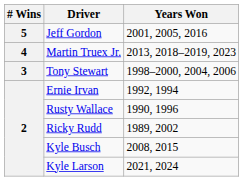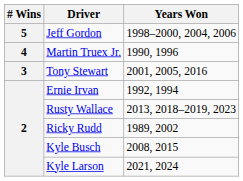(167, 33) 2001, 2005, 2016 -> (181, 33) 1998–2000, 2004, 2006
(181, 52) 2013, 2018–2019, 2023 -> (152, 52) 1990, 1996
(181, 71) 1998–2000, 2004, 2006 -> (167, 71) 2001, 2005, 2016
(152, 109) 1990, 1996 -> (181, 109) 2013, 2018–2019, 2023
